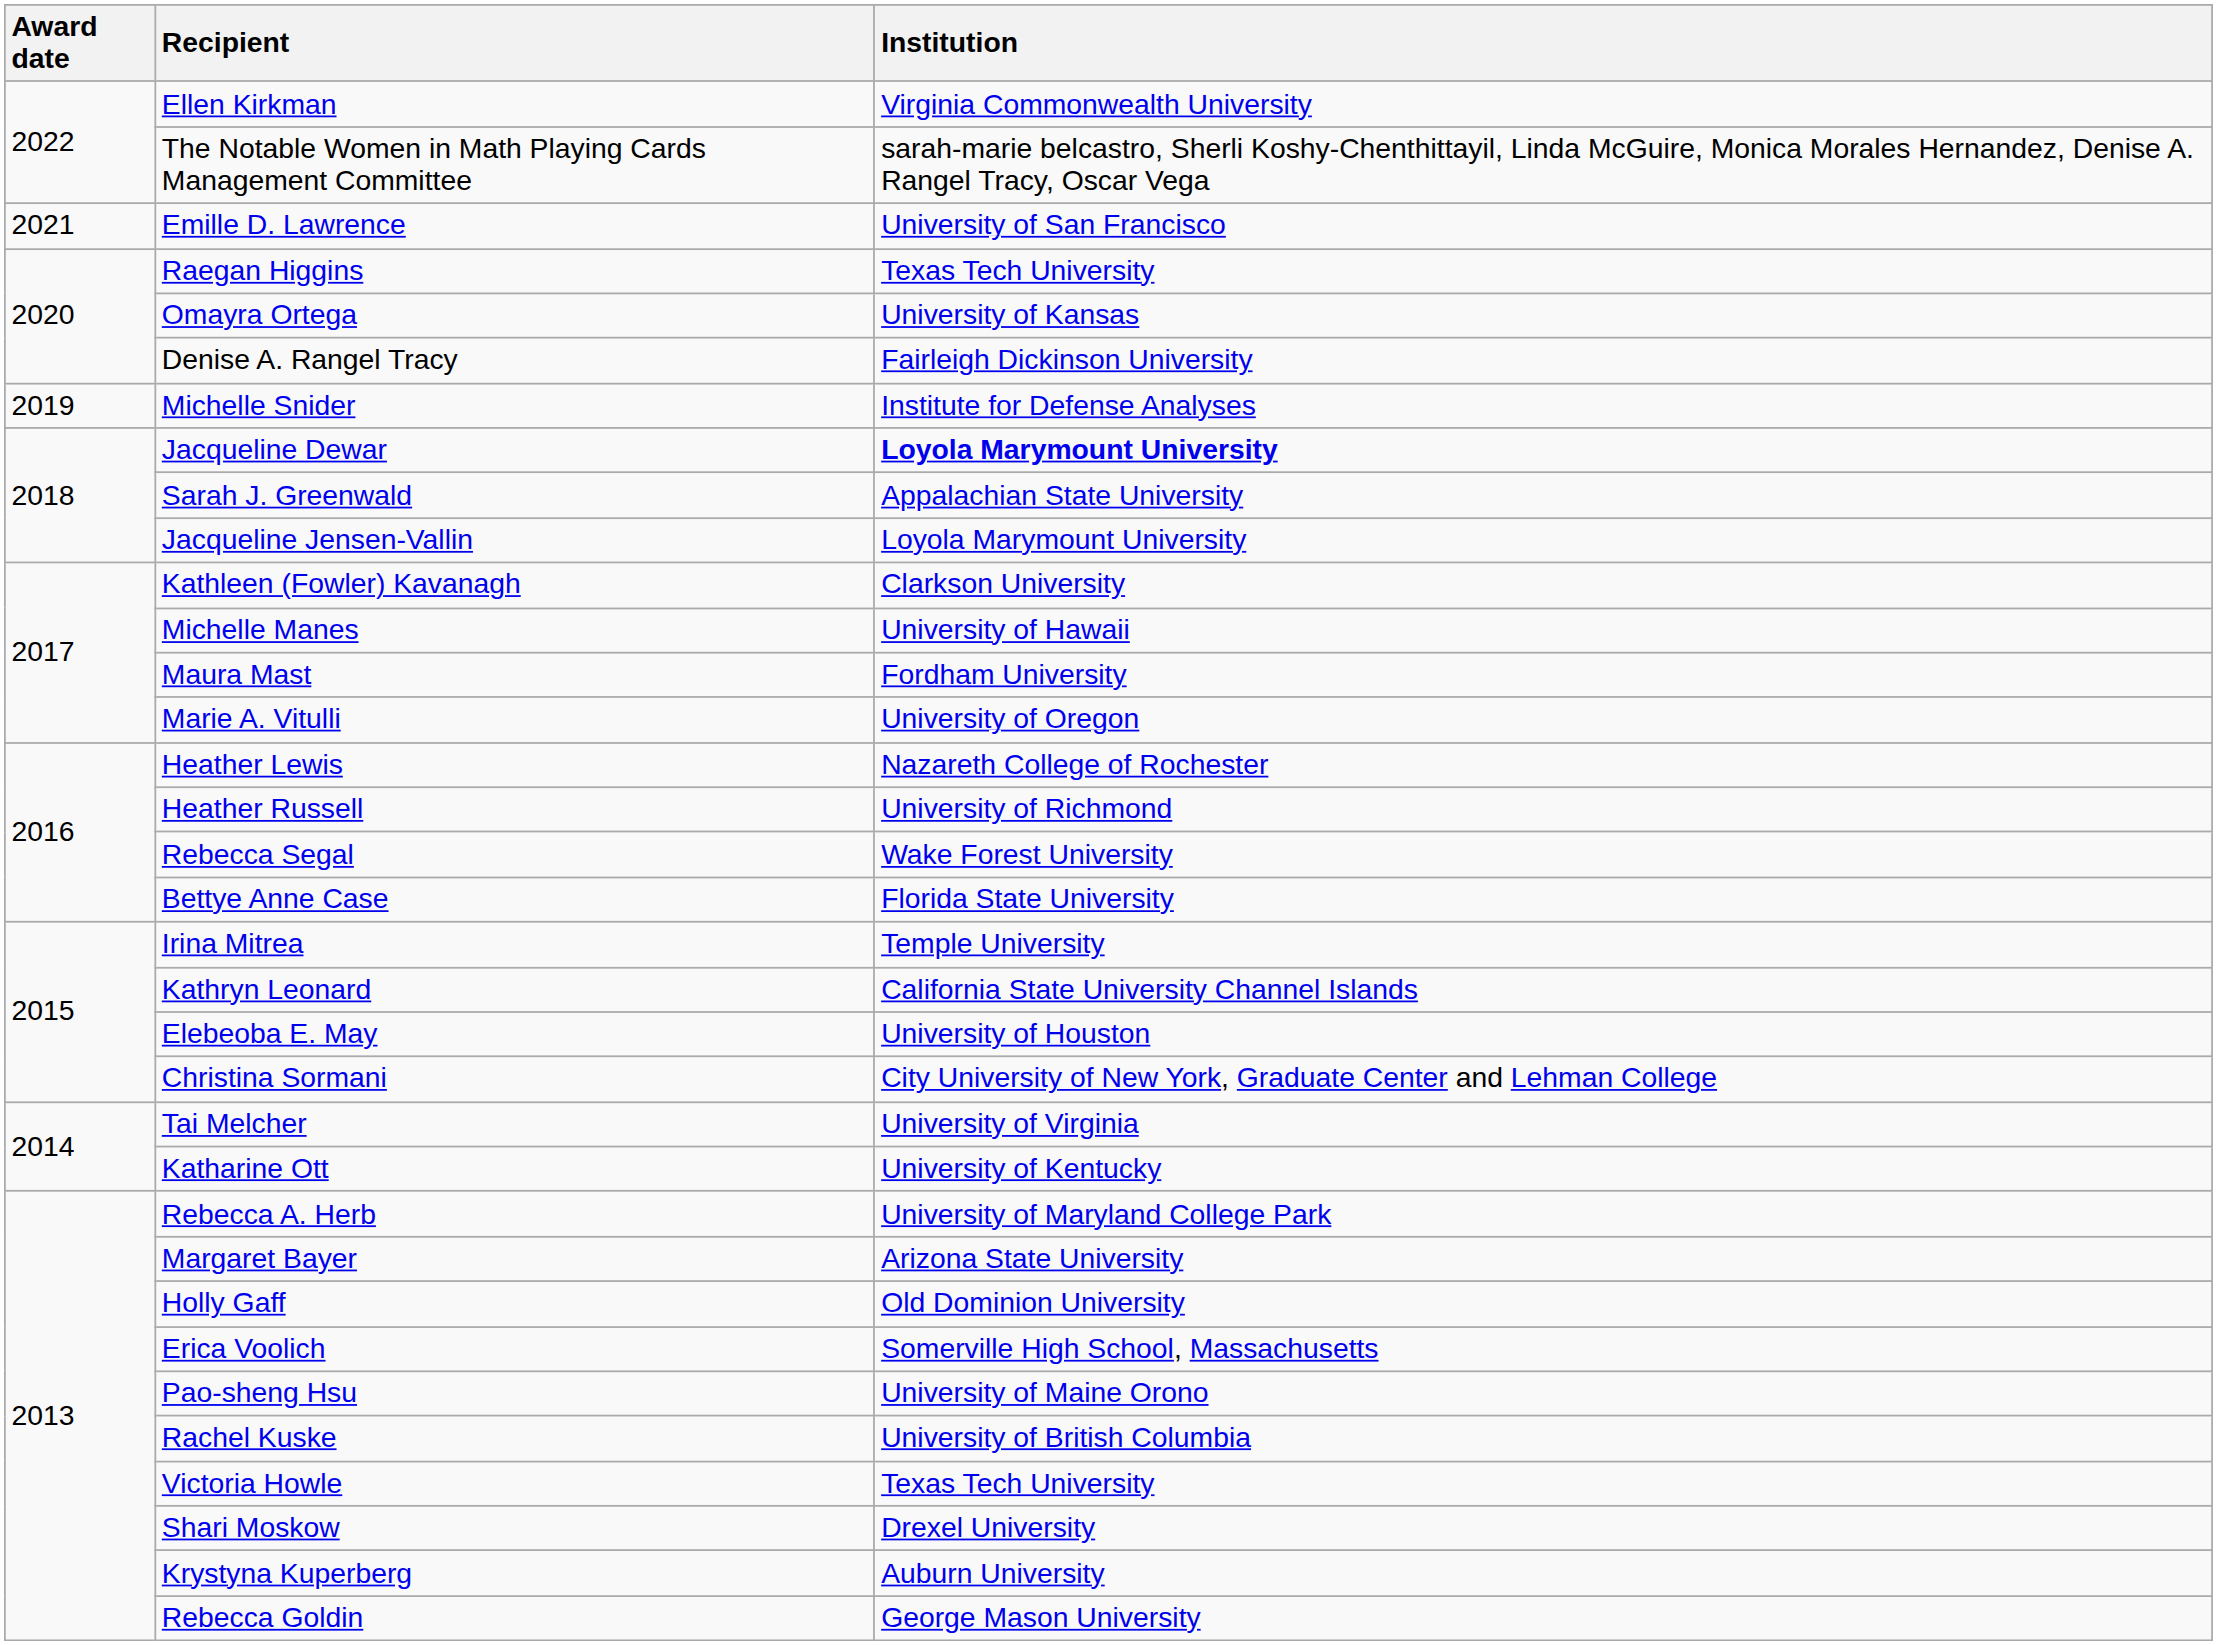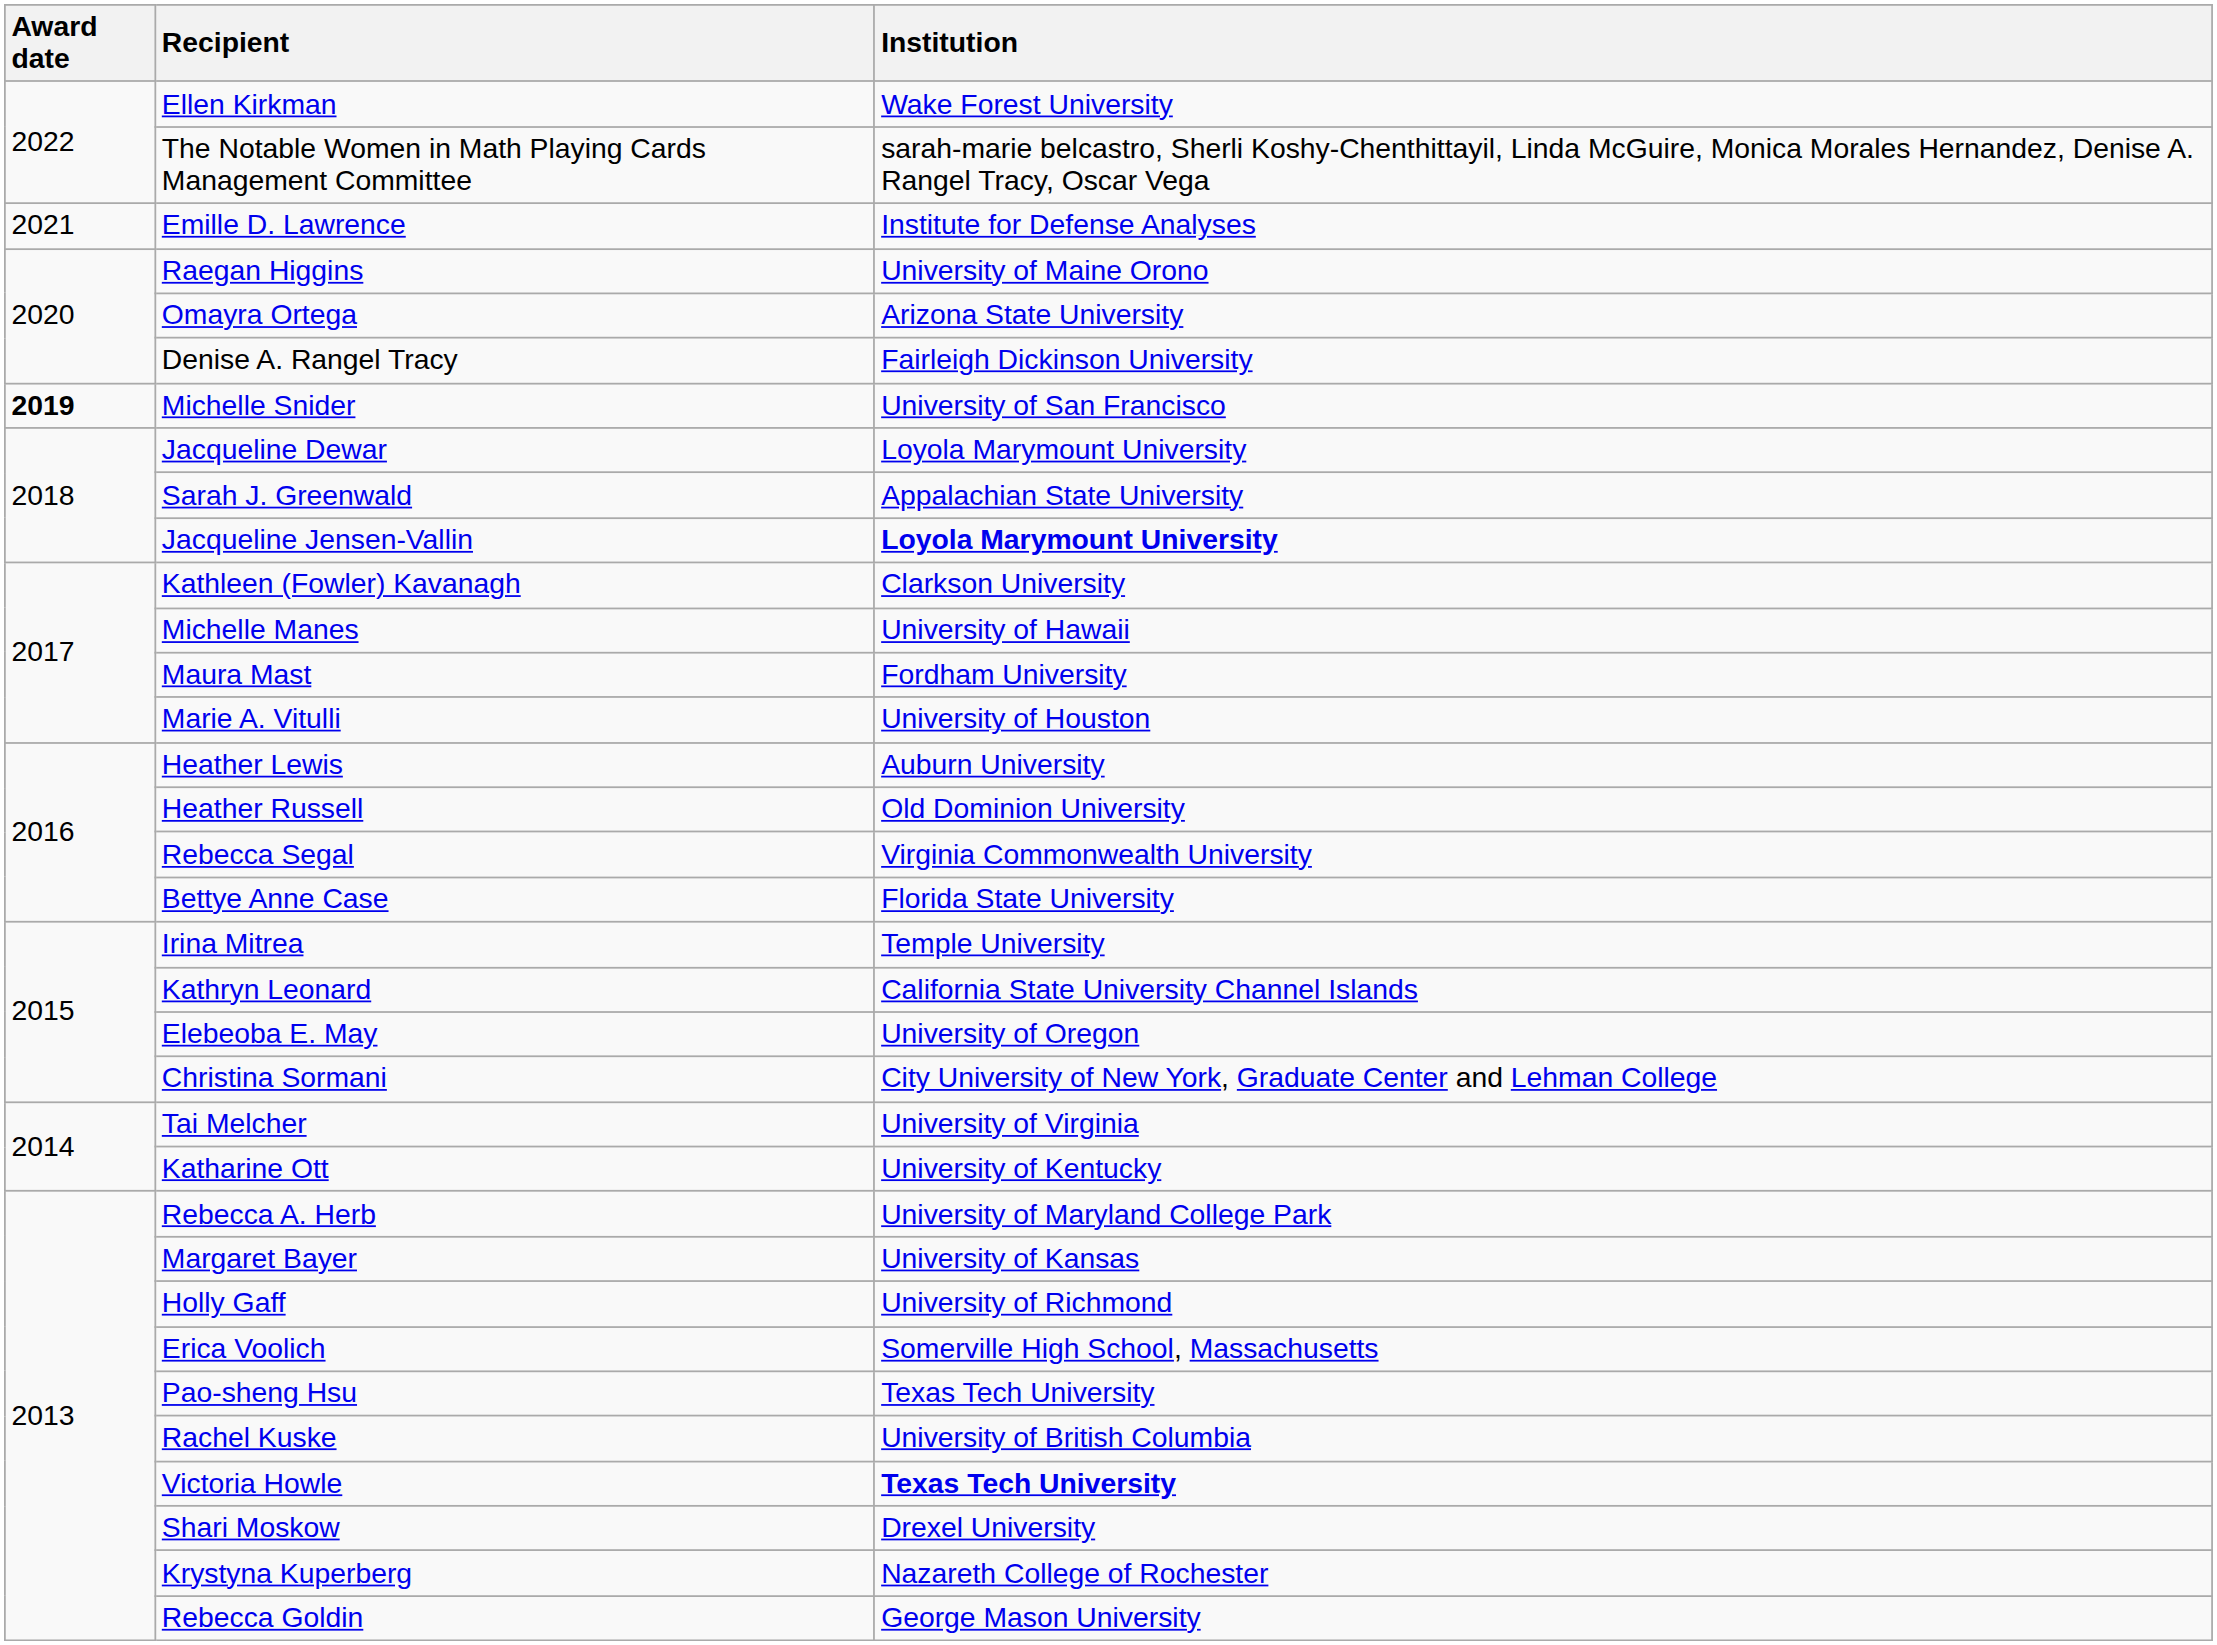(1097, 103) Virginia Commonwealth University -> (1027, 103) Wake Forest University
(1053, 225) University of San Francisco -> (1068, 225) Institute for Defense Analyses
(1018, 270) Texas Tech University -> (1045, 270) University of Maine Orono
(1010, 315) University of Kansas -> (1032, 315) Arizona State University
(43, 405) normal -> (43, 405) bold
(1068, 405) Institute for Defense Analyses -> (1053, 405) University of San Francisco
(1079, 449) bold -> (1064, 449) normal
(1064, 539) normal -> (1079, 539) bold
(1010, 719) University of Oregon -> (1016, 719) University of Houston
(1075, 764) Nazareth College of Rochester -> (993, 764) Auburn University
(1027, 809) University of Richmond -> (1033, 809) Old Dominion University
(1027, 854) Wake Forest University -> (1097, 854) Virginia Commonwealth University
(1016, 1033) University of Houston -> (1010, 1033) University of Oregon
(1032, 1258) Arizona State University -> (1010, 1258) University of Kansas
(1033, 1303) Old Dominion University -> (1027, 1303) University of Richmond
(1045, 1393) University of Maine Orono -> (1018, 1393) Texas Tech University
(1018, 1483) normal -> (1029, 1483) bold
(993, 1572) Auburn University -> (1075, 1572) Nazareth College of Rochester
